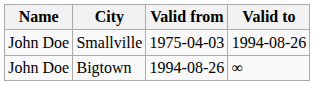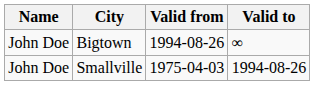rows swapped: (109, 42) <-> (104, 67)
